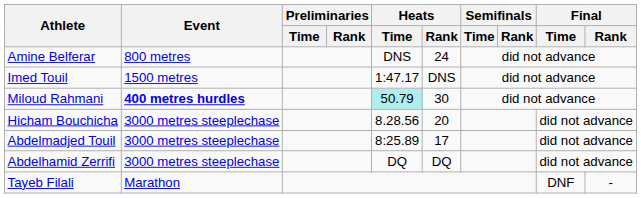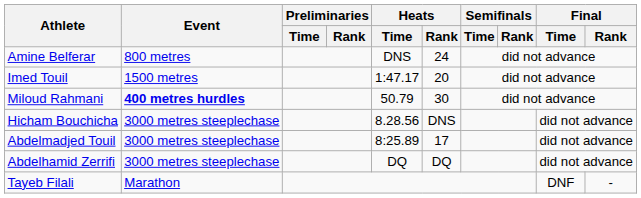(442, 78) DNS -> (442, 78) 20
(397, 99) paleturquoise background -> (397, 99) no background
(442, 120) 20 -> (442, 120) DNS
